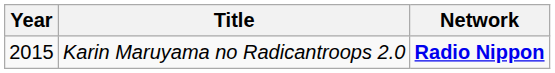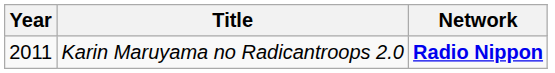(31, 52) 2015 -> (31, 52) 2011
